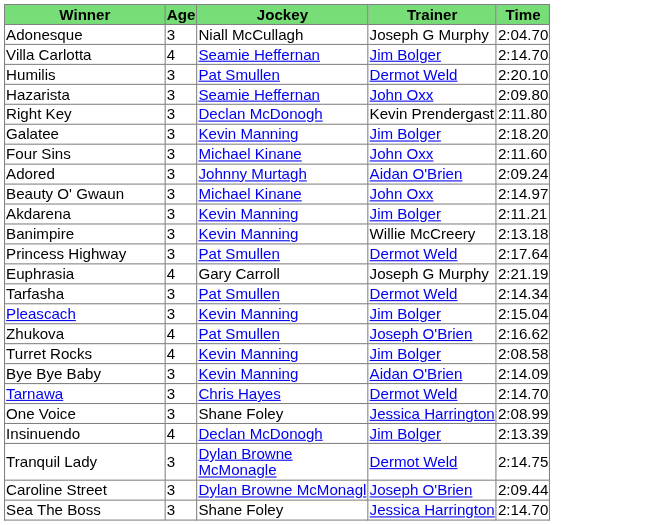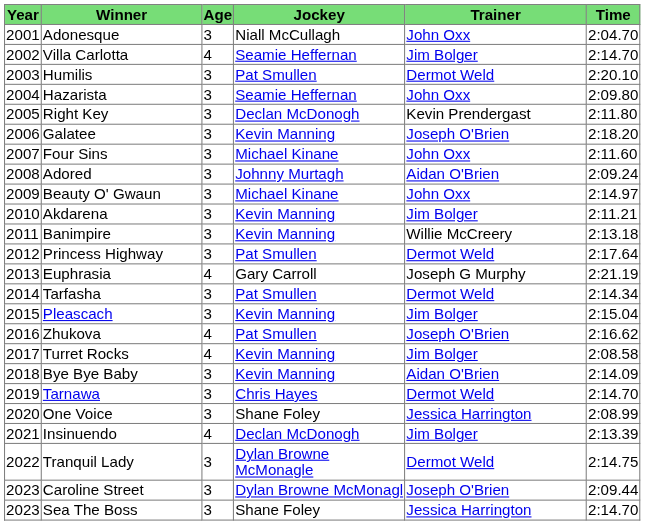+ column: (23, 14)
(429, 34) Joseph G Murphy -> (438, 34) John Oxx
(405, 134) Jim Bolger -> (458, 134) Joseph O'Brien
